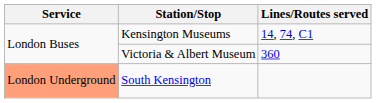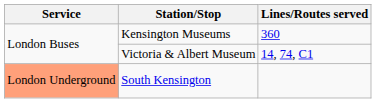(287, 34) 14, 74, C1 -> (270, 34) 360
(270, 53) 360 -> (287, 53) 14, 74, C1
